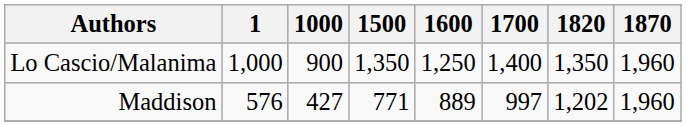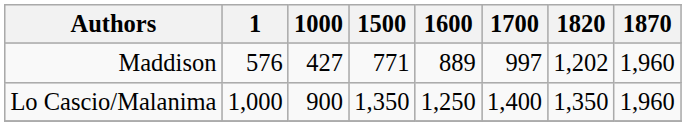rows swapped: (113, 62) <-> (167, 101)
